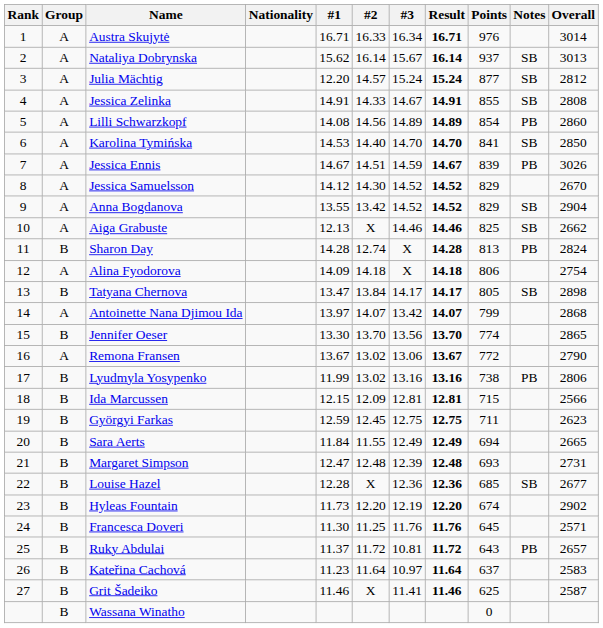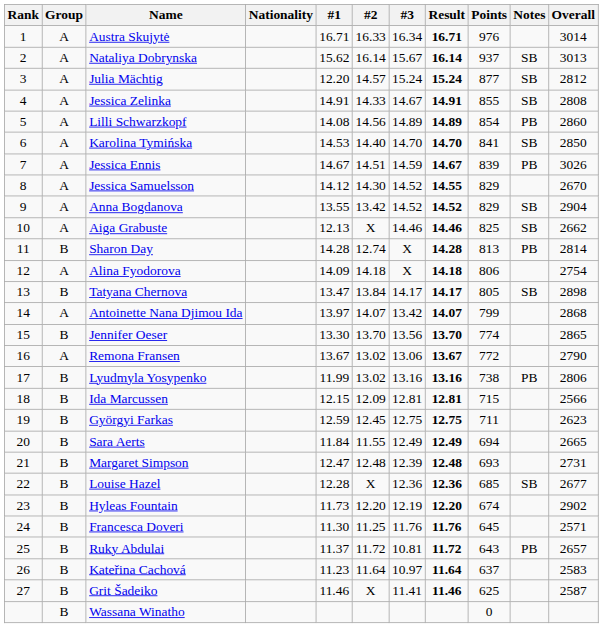(447, 185) 14.52 -> (447, 185) 14.55
(573, 249) 2824 -> (573, 249) 2814
